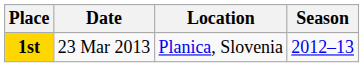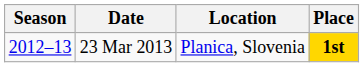columns swapped: (323, 18) <-> (29, 18)
